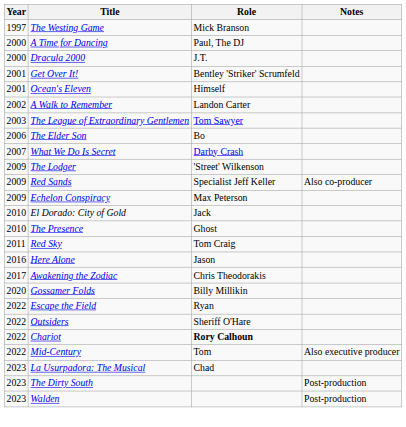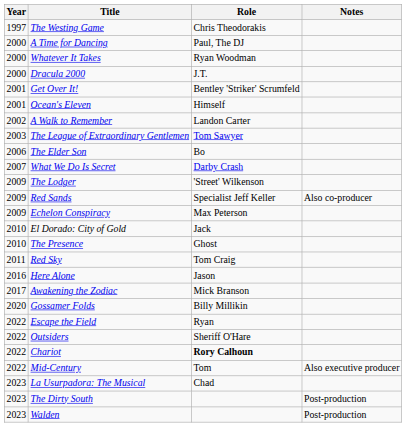(221, 27) Mick Branson -> (230, 27) Chris Theodorakis
+ row: (66, 58)
(230, 275) Chris Theodorakis -> (221, 290) Mick Branson
